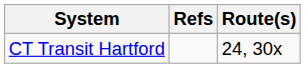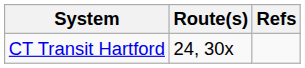columns swapped: (259, 19) <-> (193, 19)
